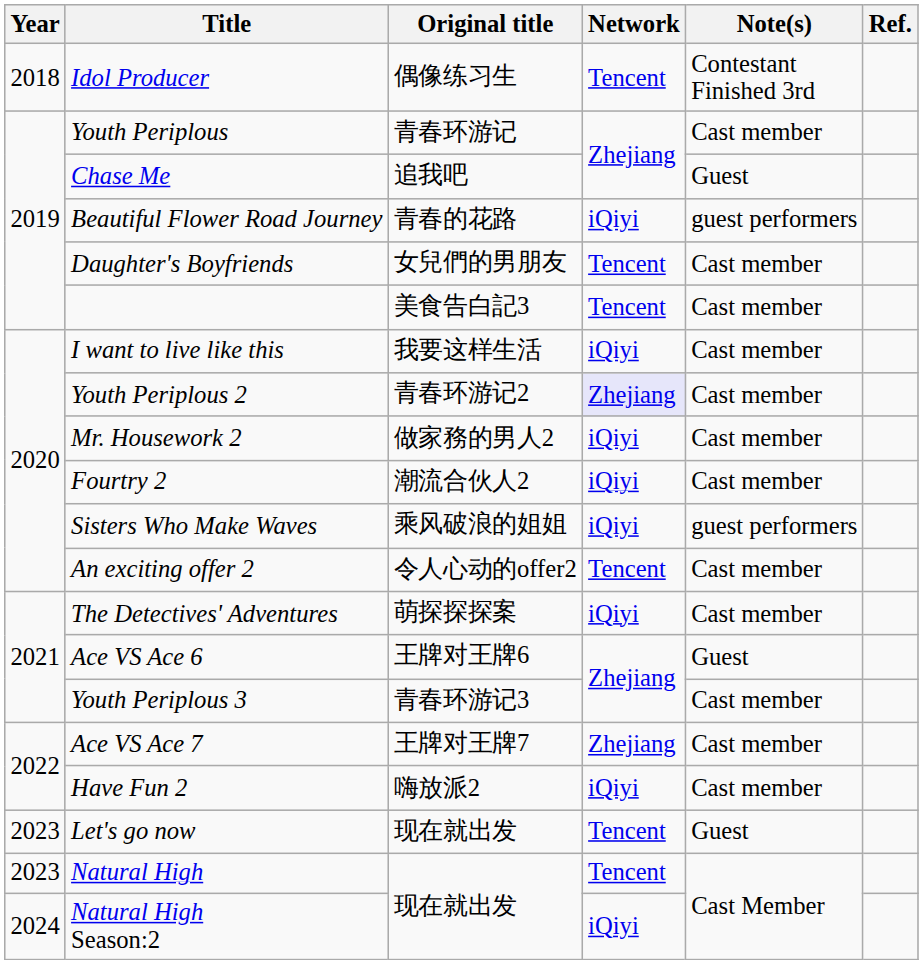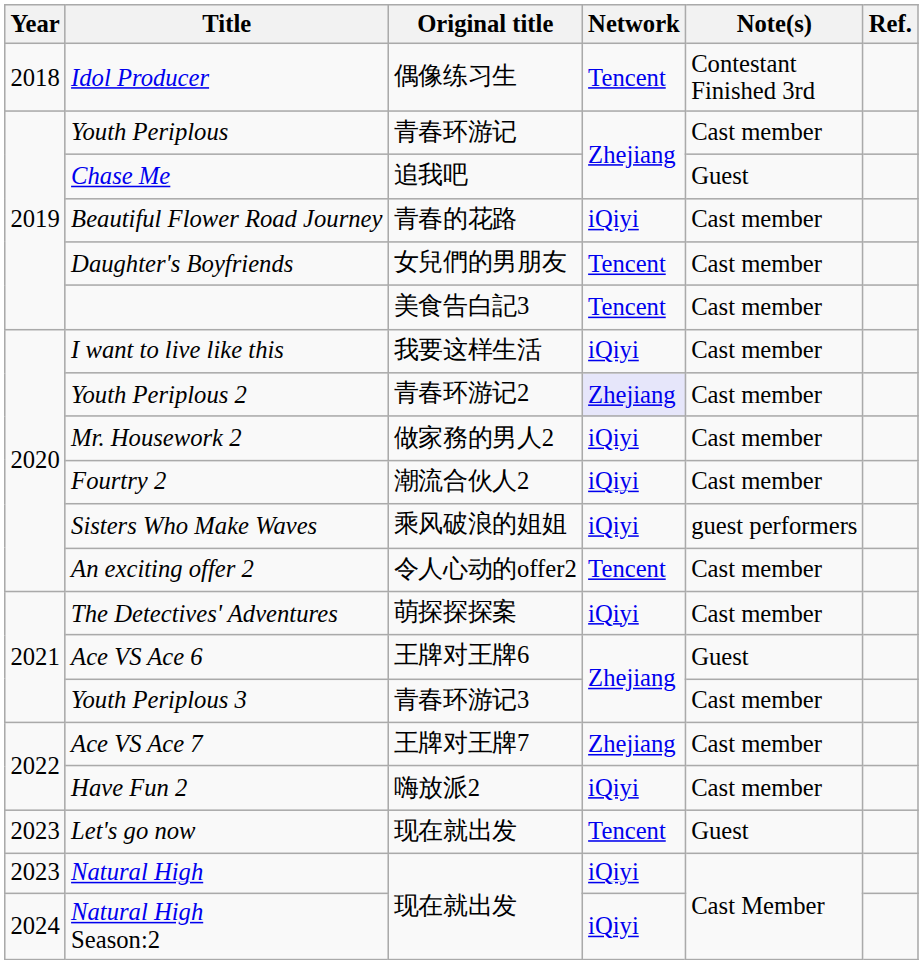(774, 219) guest performers -> (757, 219) Cast member
(627, 872) Tencent -> (613, 872) iQiyi
